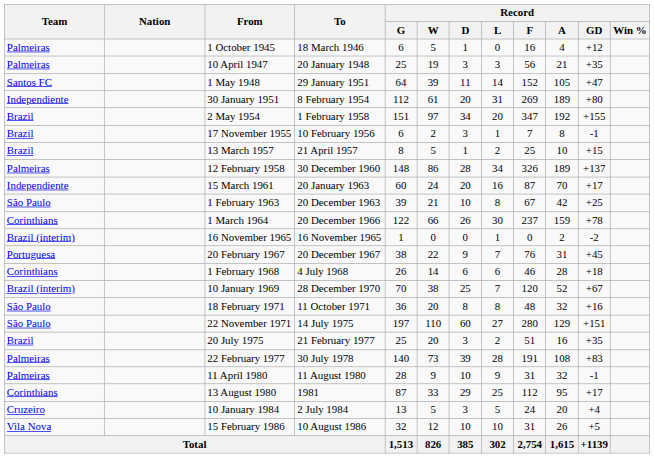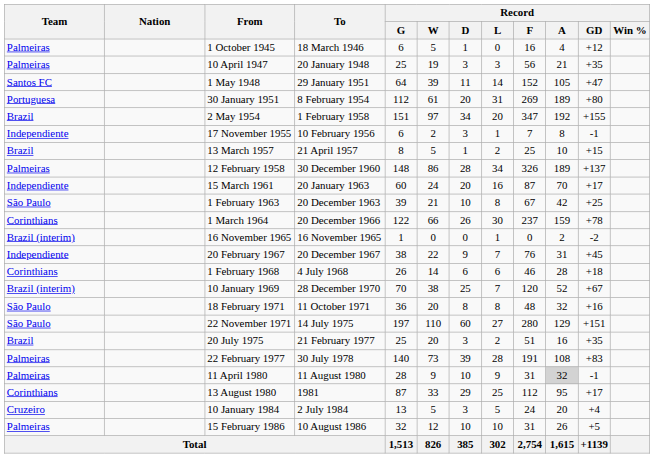(38, 99) Independiente -> (31, 99) Portuguesa
(20, 133) Brazil -> (38, 133) Independiente
(31, 254) Portuguesa -> (38, 254) Independiente
(562, 375) no background -> (562, 375) lightgrey background
(29, 427) Vila Nova -> (28, 427) Palmeiras
